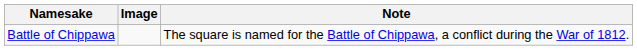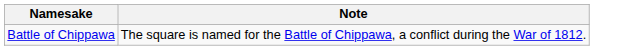- column: (139, 14)
